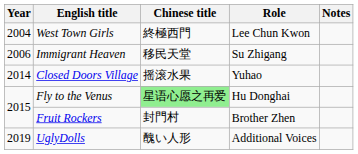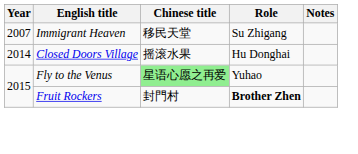- row: (75, 33)
(19, 54) 2006 -> (19, 33) 2007
(247, 75) Yuhao -> (261, 54) Hu Donghai
(261, 96) Hu Donghai -> (247, 75) Yuhao
(263, 117) normal -> (266, 96) bold
- row: (61, 138)
